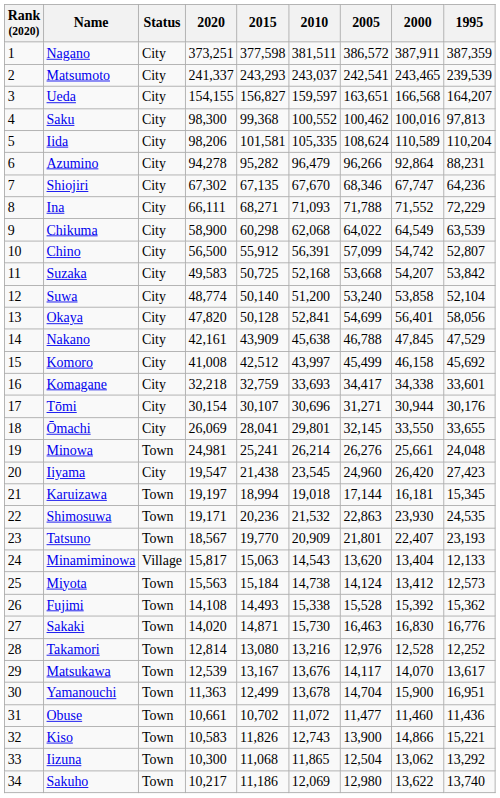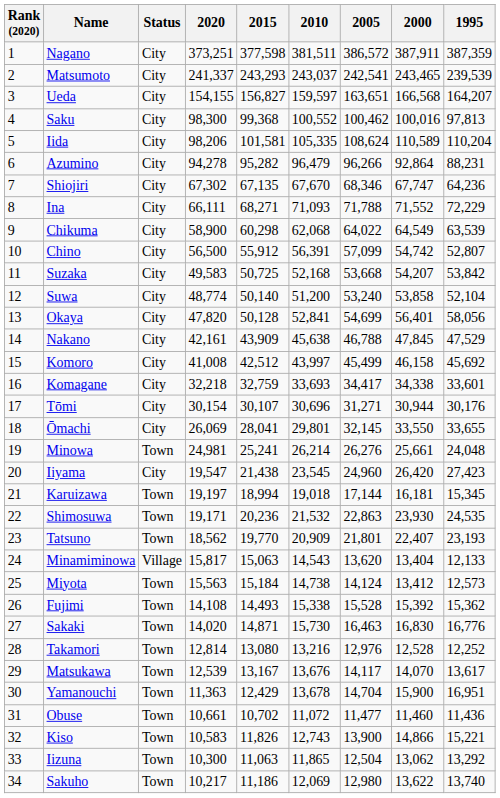(208, 538) 18,567 -> (208, 538) 18,562
(259, 693) 12,499 -> (259, 693) 12,429
(259, 759) 11,068 -> (259, 759) 11,063
